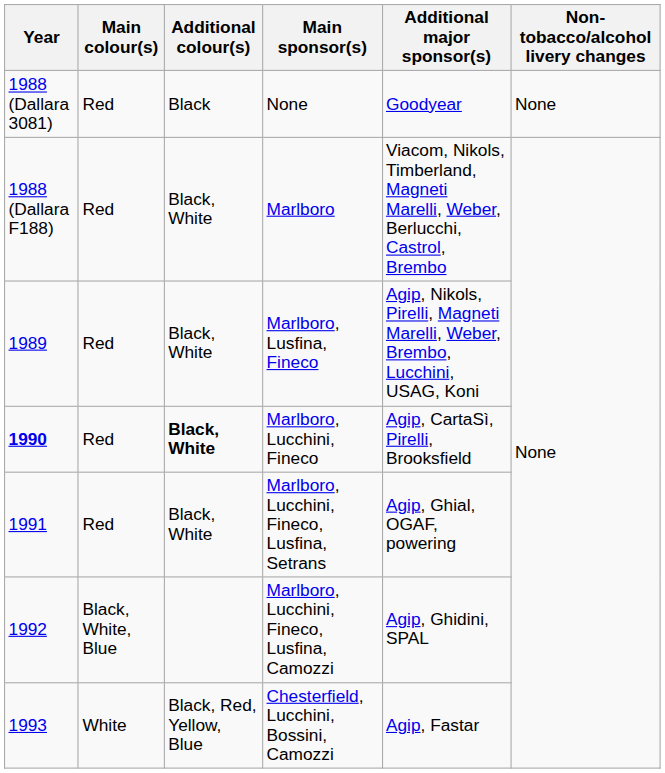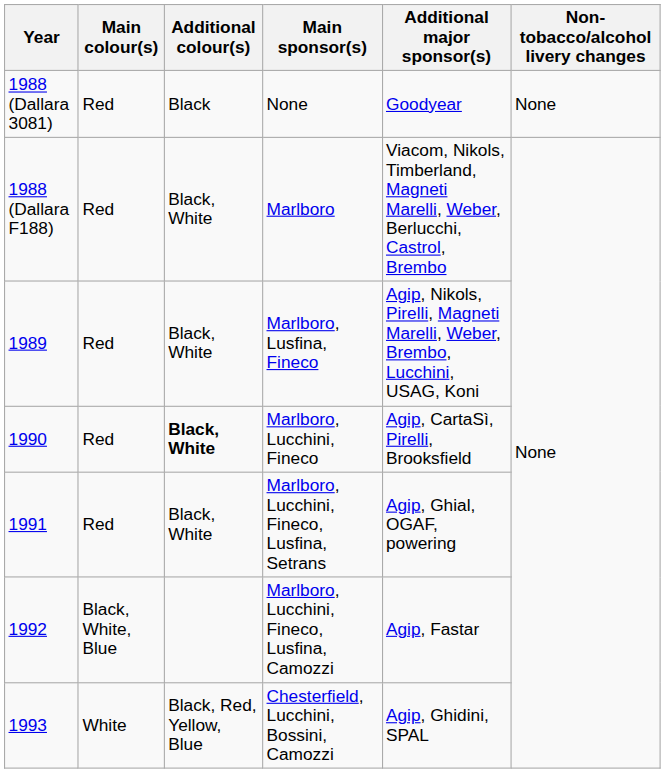(28, 438) bold -> (28, 438) normal
(437, 629) Agip, Ghidini, SPAL -> (433, 629) Agip, Fastar
(433, 725) Agip, Fastar -> (437, 725) Agip, Ghidini, SPAL
